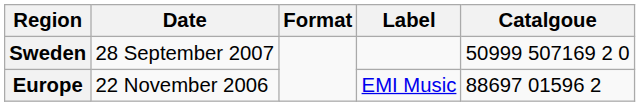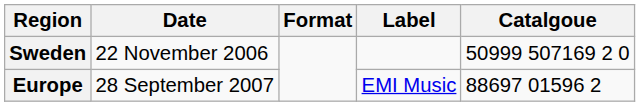(185, 52) 28 September 2007 -> (182, 52) 22 November 2006
(182, 85) 22 November 2006 -> (185, 85) 28 September 2007
